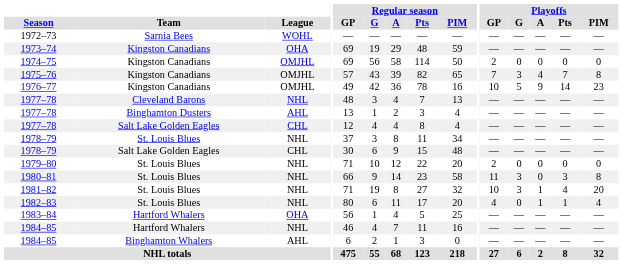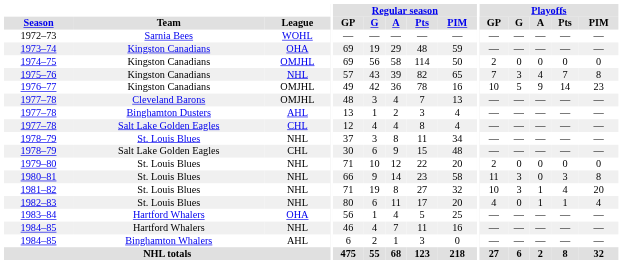(297, 74) OMJHL -> (297, 74) NHL
(297, 100) NHL -> (297, 100) OMJHL
